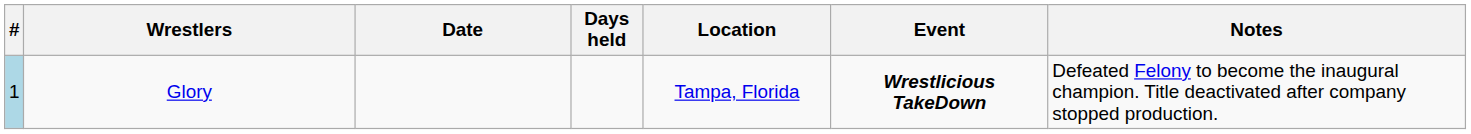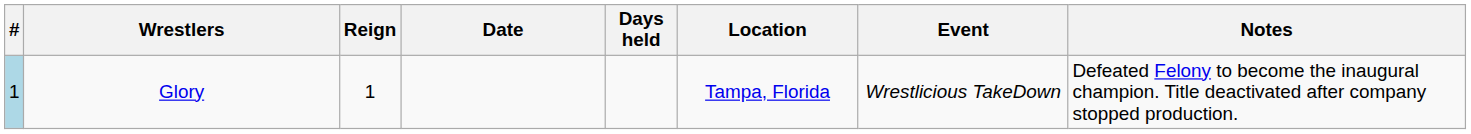+ column: (370, 30)
(939, 91) bold -> (963, 91) normal
